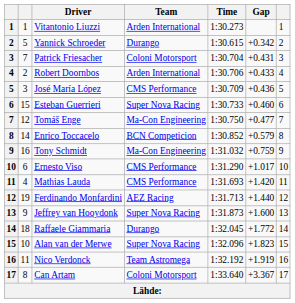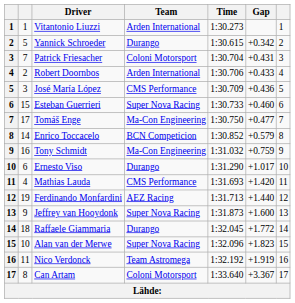(25, 120) 12 -> (25, 120) 17
(161, 166) CMS Performance -> (143, 166) Durango
